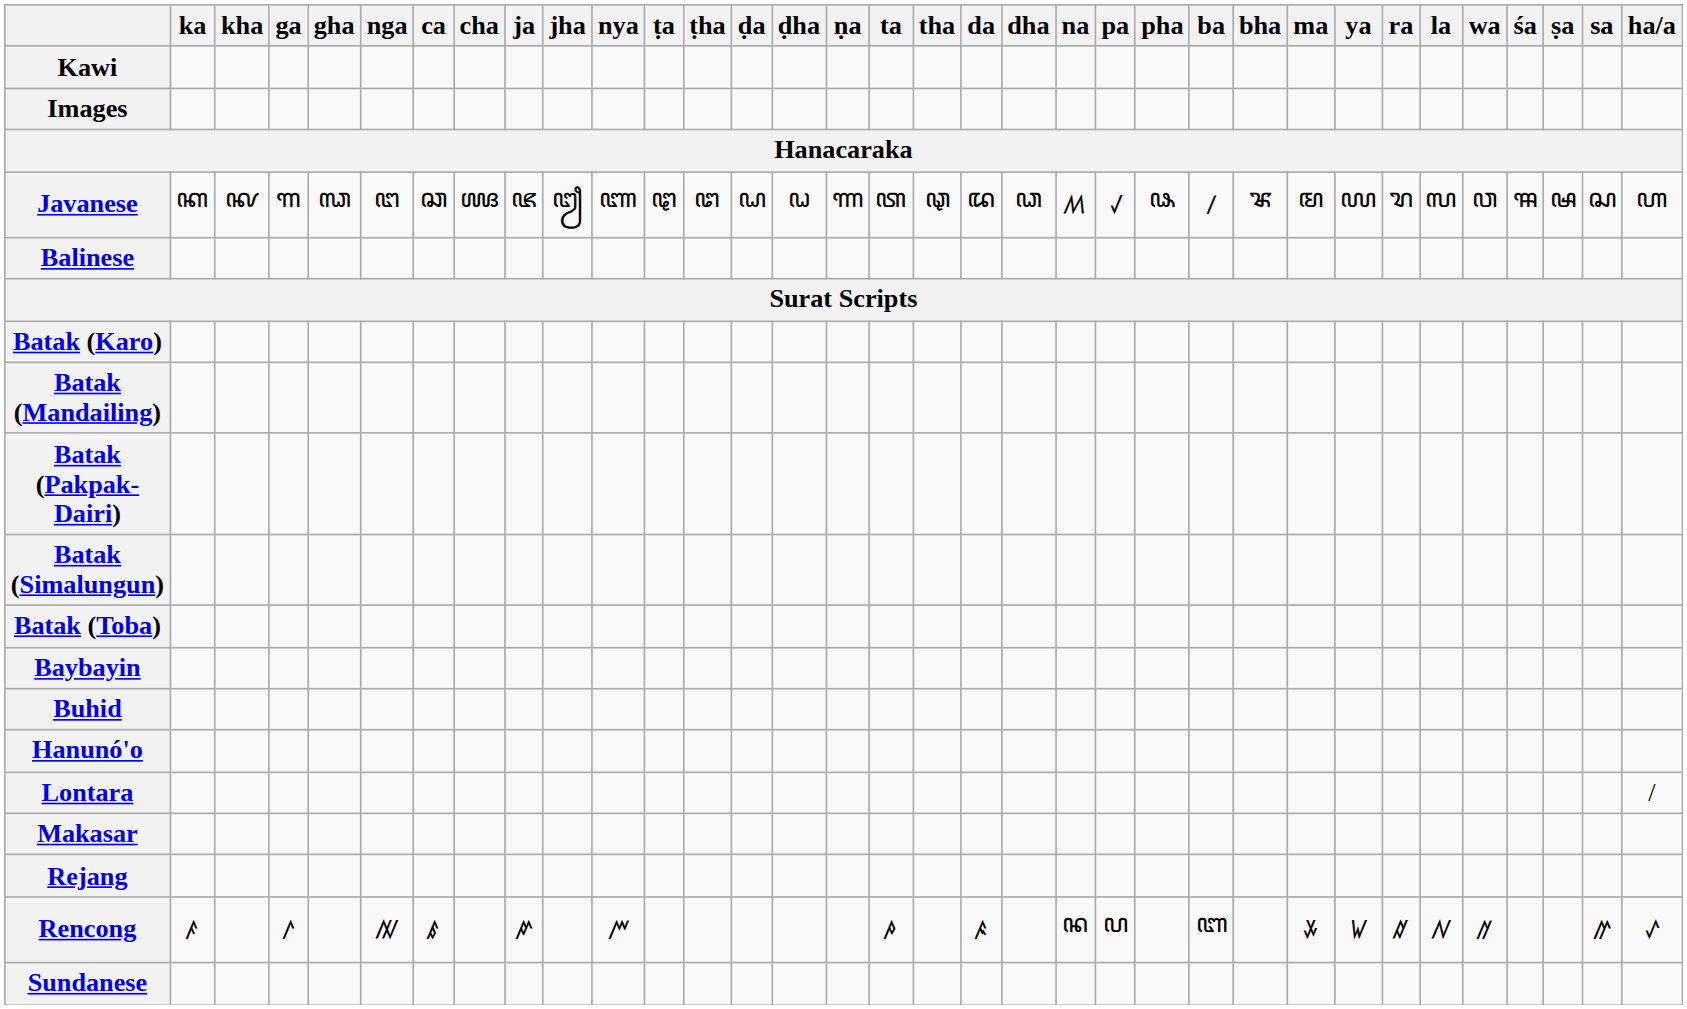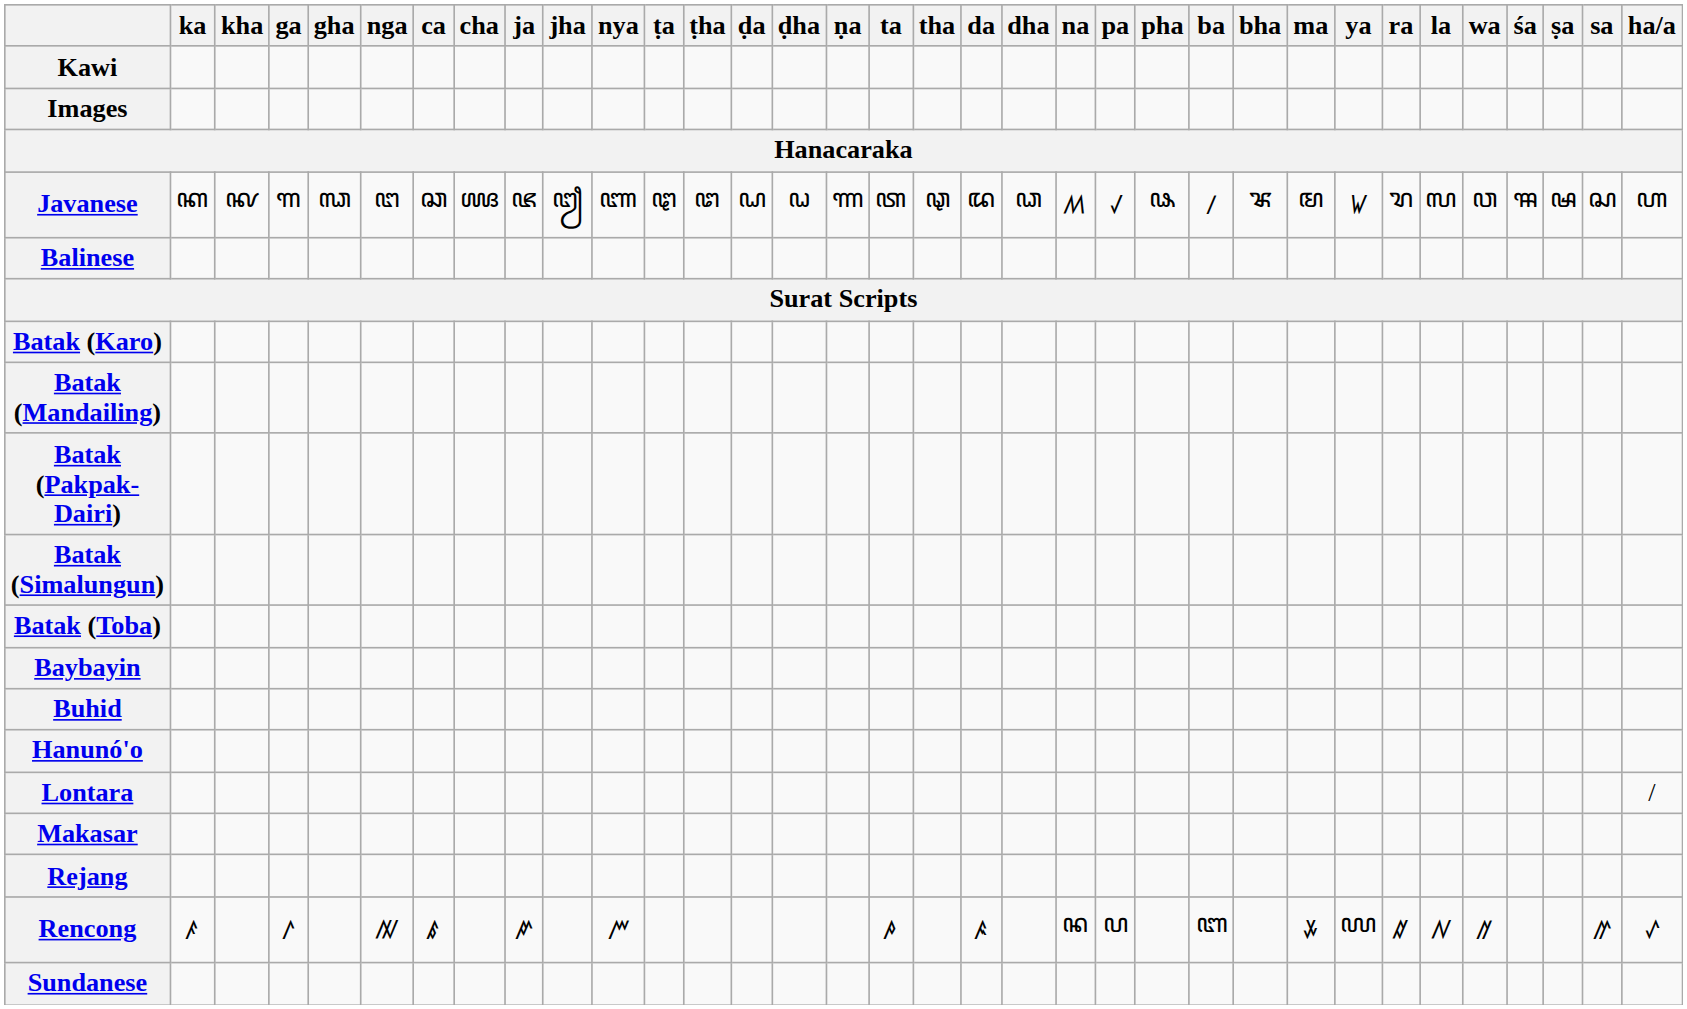(1358, 198) ꦪ -> (1358, 205) ꤿ
(1358, 930) ꤿ -> (1358, 923) ꦪ
